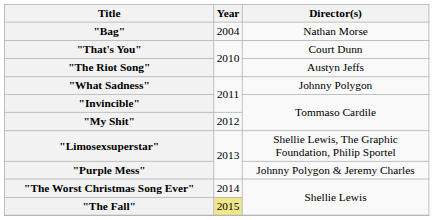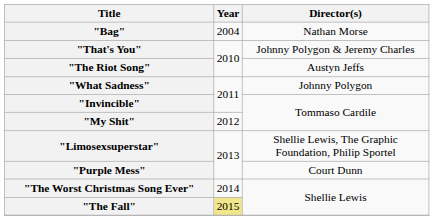(336, 49) Court Dunn -> (336, 49) Johnny Polygon & Jeremy Charles
(336, 170) Johnny Polygon & Jeremy Charles -> (336, 170) Court Dunn
